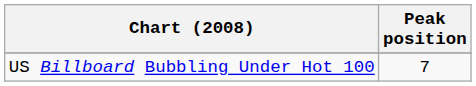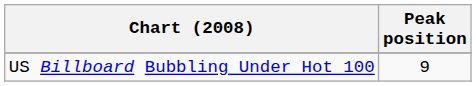(425, 67) 7 -> (425, 67) 9
